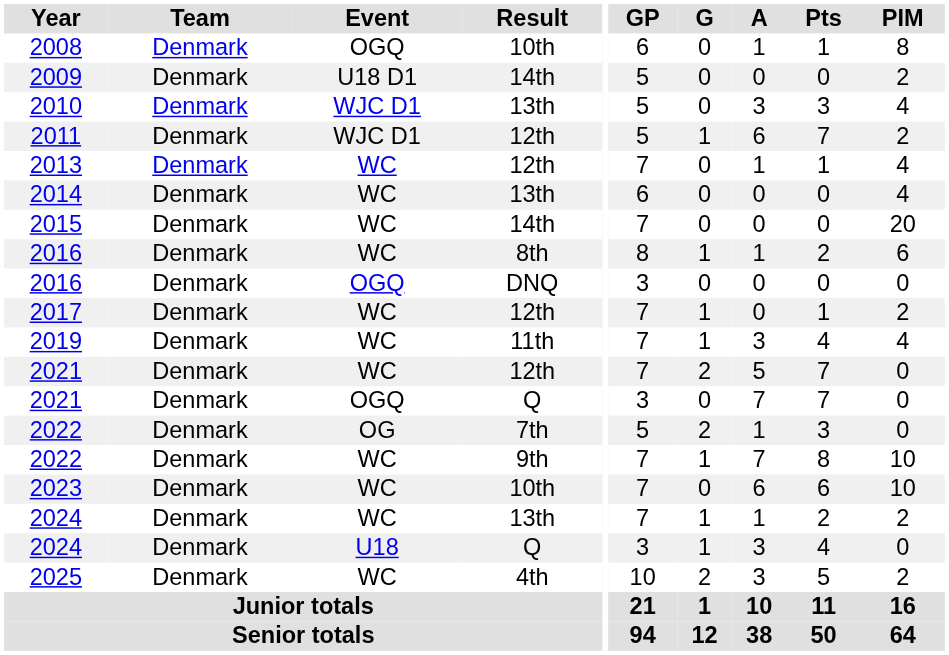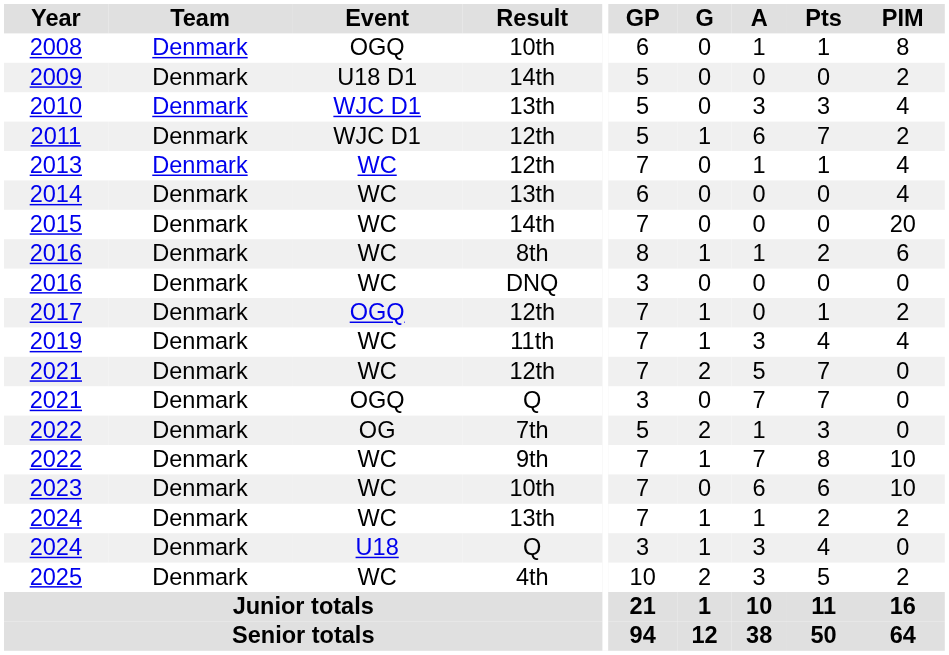(377, 283) OGQ -> (377, 283) WC
(377, 312) WC -> (377, 312) OGQ
